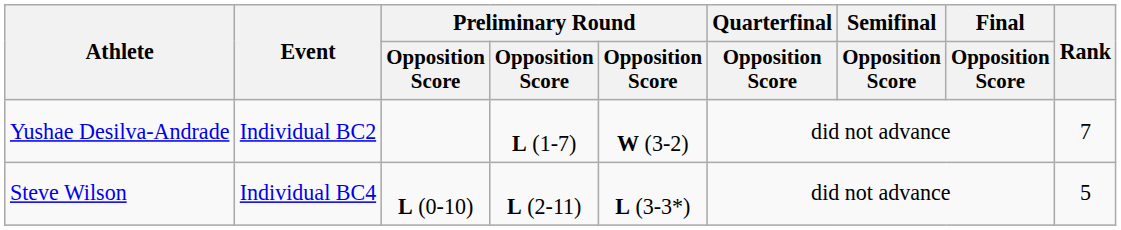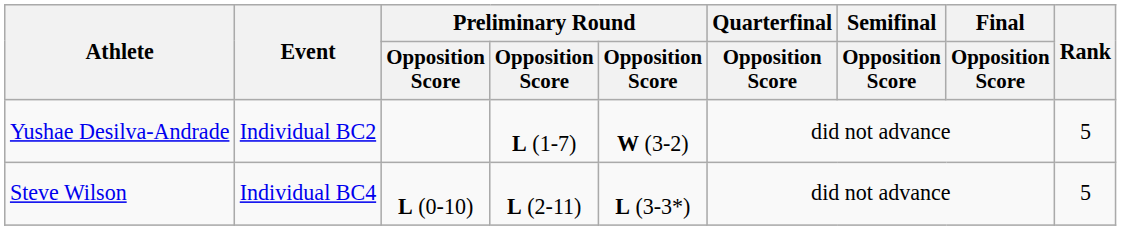(1085, 131) 7 -> (1085, 131) 5
